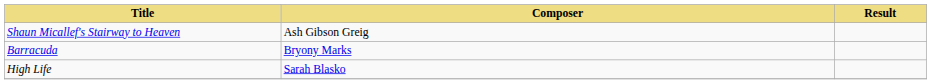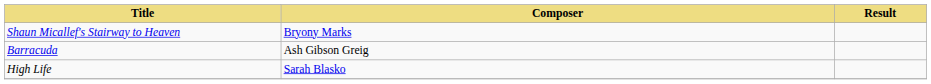(326, 32) Ash Gibson Greig -> (318, 32) Bryony Marks
(318, 50) Bryony Marks -> (326, 50) Ash Gibson Greig
